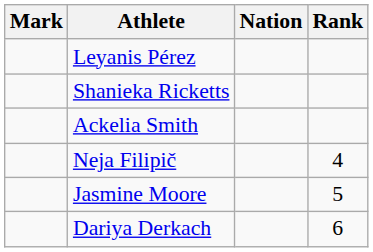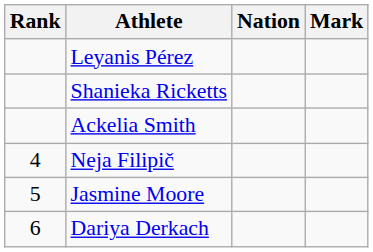columns swapped: (338, 21) <-> (36, 21)
